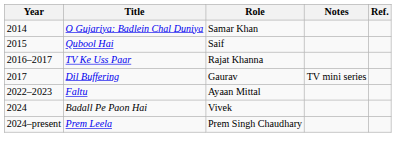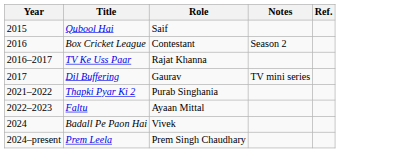- row: (134, 28)
+ row: (106, 44)
+ row: (100, 92)
